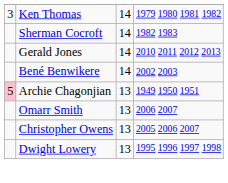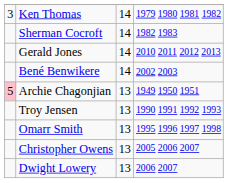+ row: (48, 110)
(157, 110) 2006 2007 -> (179, 129) 1995 1996 1997 1998
(179, 149) 1995 1996 1997 1998 -> (157, 168) 2006 2007
